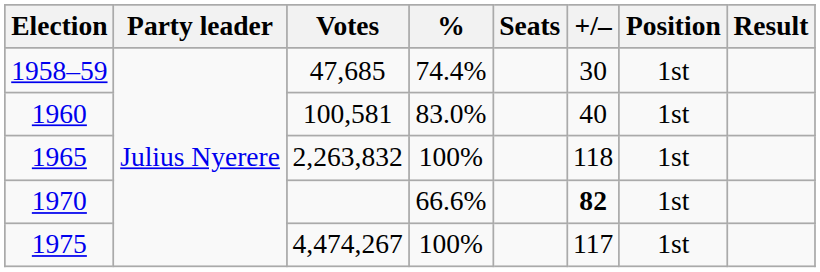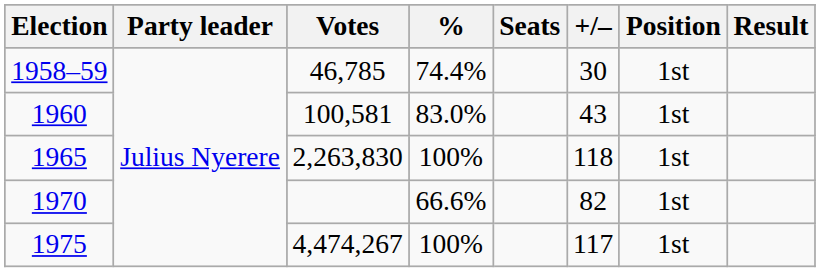(348, 69) 47,685 -> (348, 69) 46,785
(593, 113) 40 -> (593, 113) 43
(348, 157) 2,263,832 -> (348, 157) 2,263,830
(593, 200) bold -> (593, 200) normal
